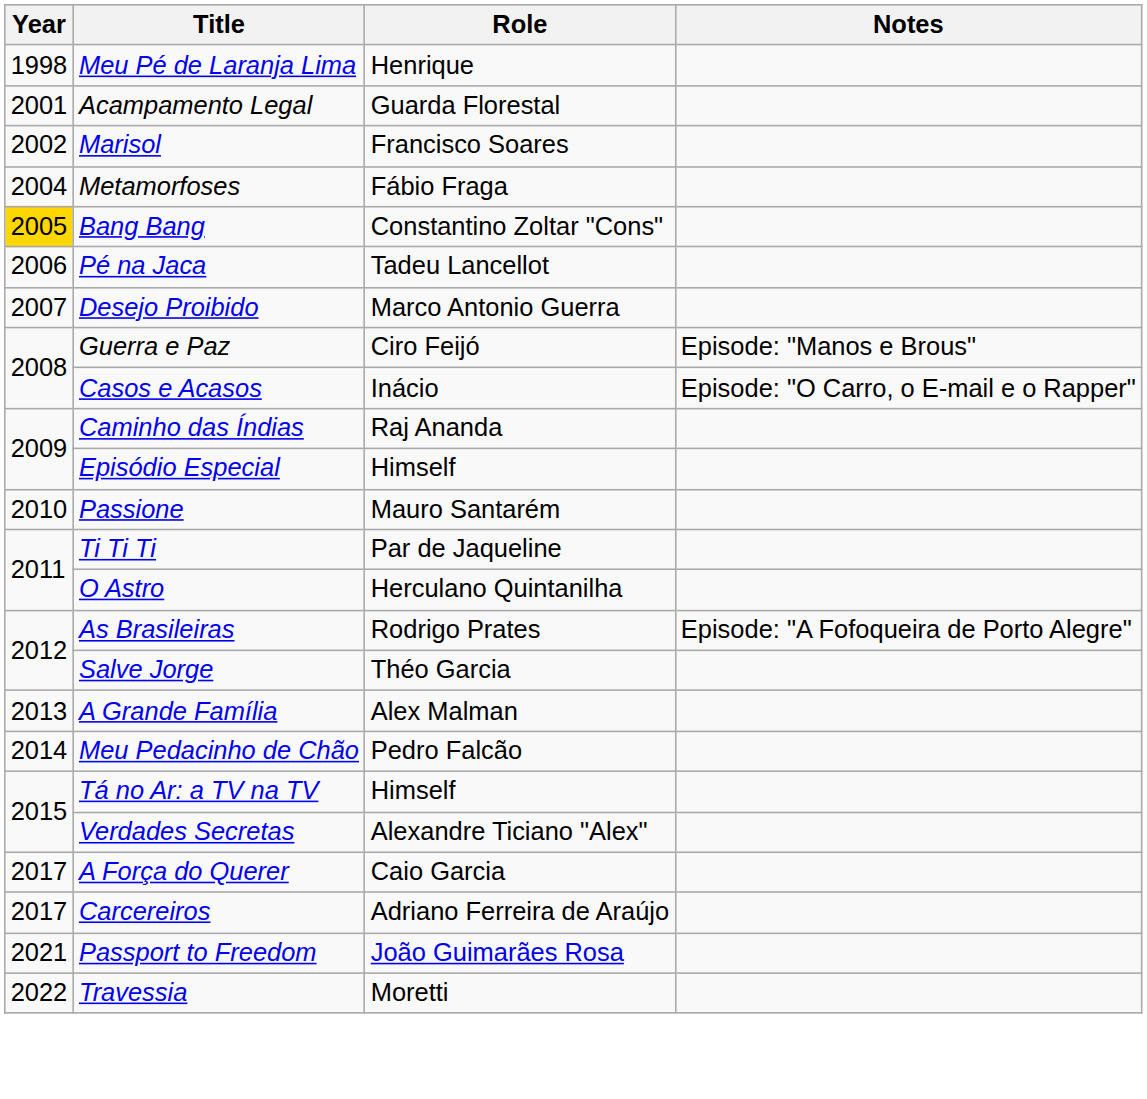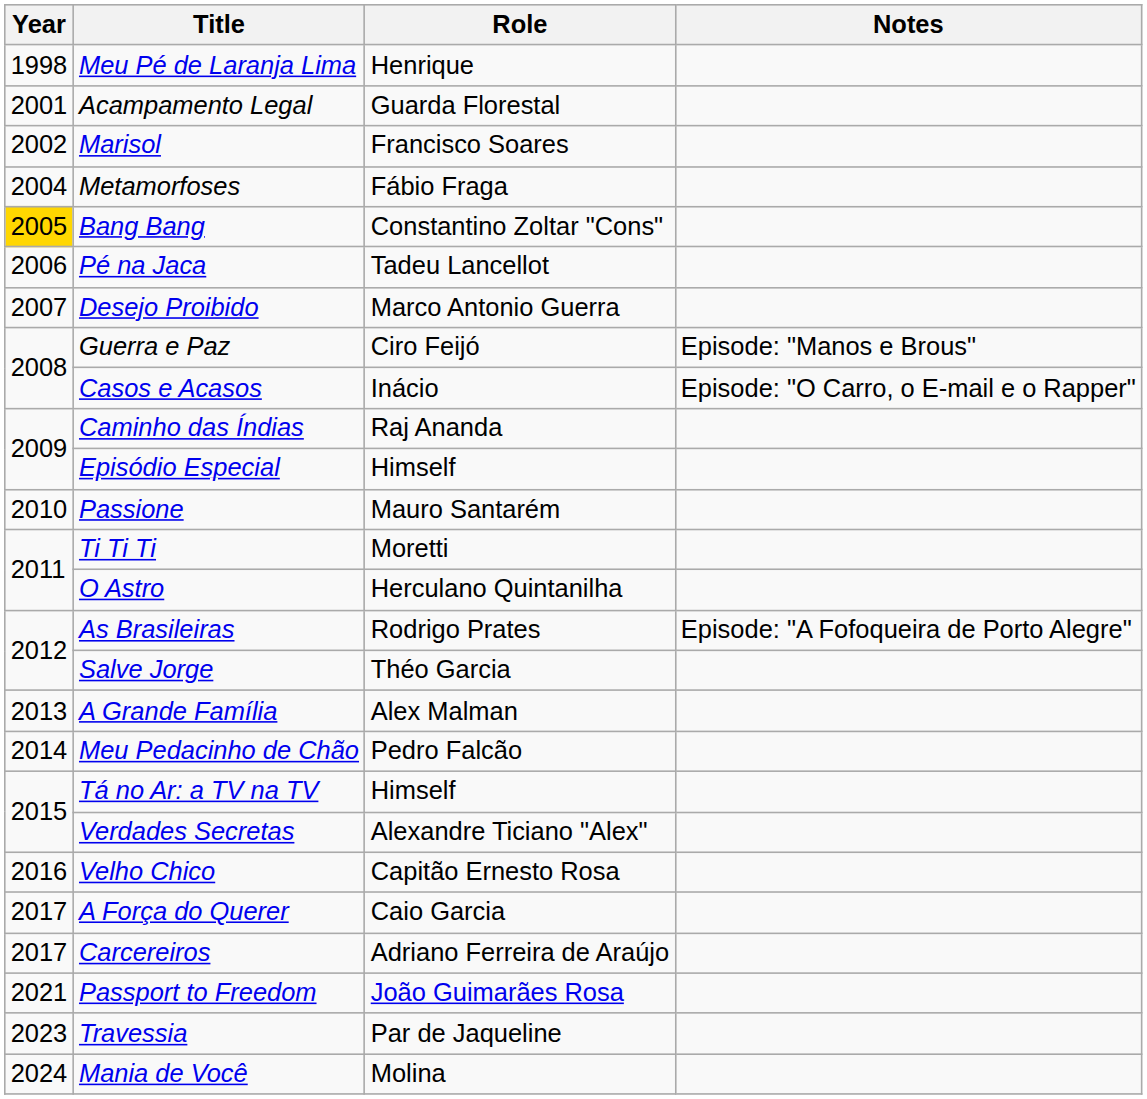(466, 549) Par de Jaqueline -> (410, 549) Moretti
+ row: (147, 871)
(39, 992) 2022 -> (39, 1033) 2023
(410, 992) Moretti -> (466, 1033) Par de Jaqueline
+ row: (163, 1073)
